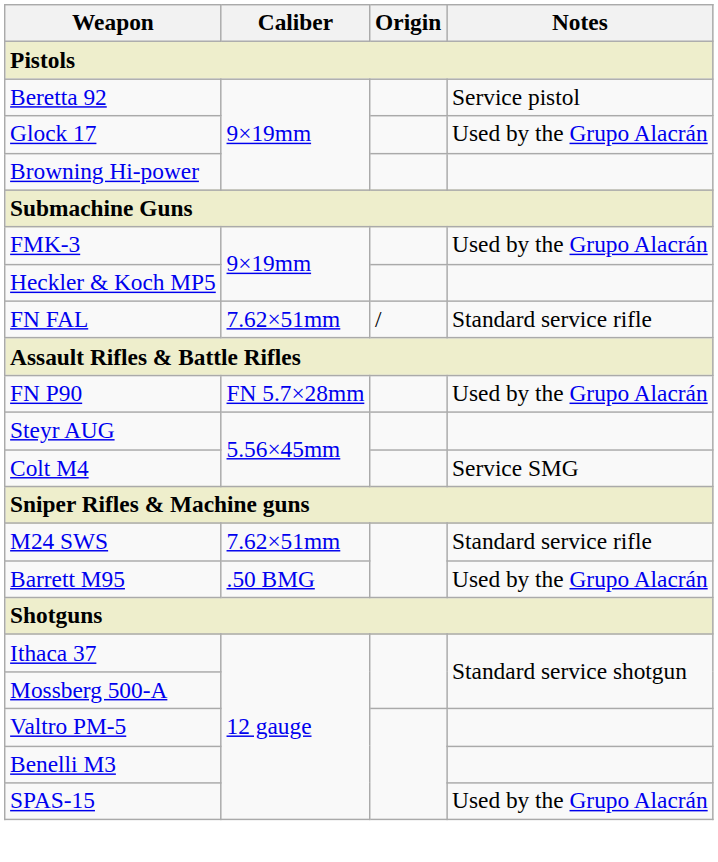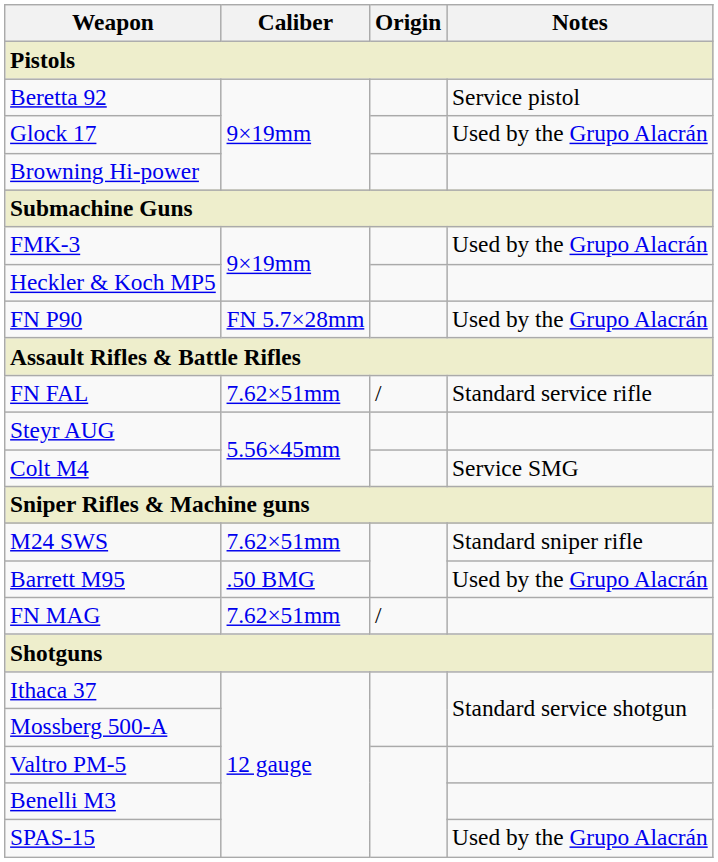rows swapped: (46, 393) <-> (49, 319)
(552, 541) Standard service rifle -> (547, 541) Standard sniper rifle
+ row: (55, 615)
